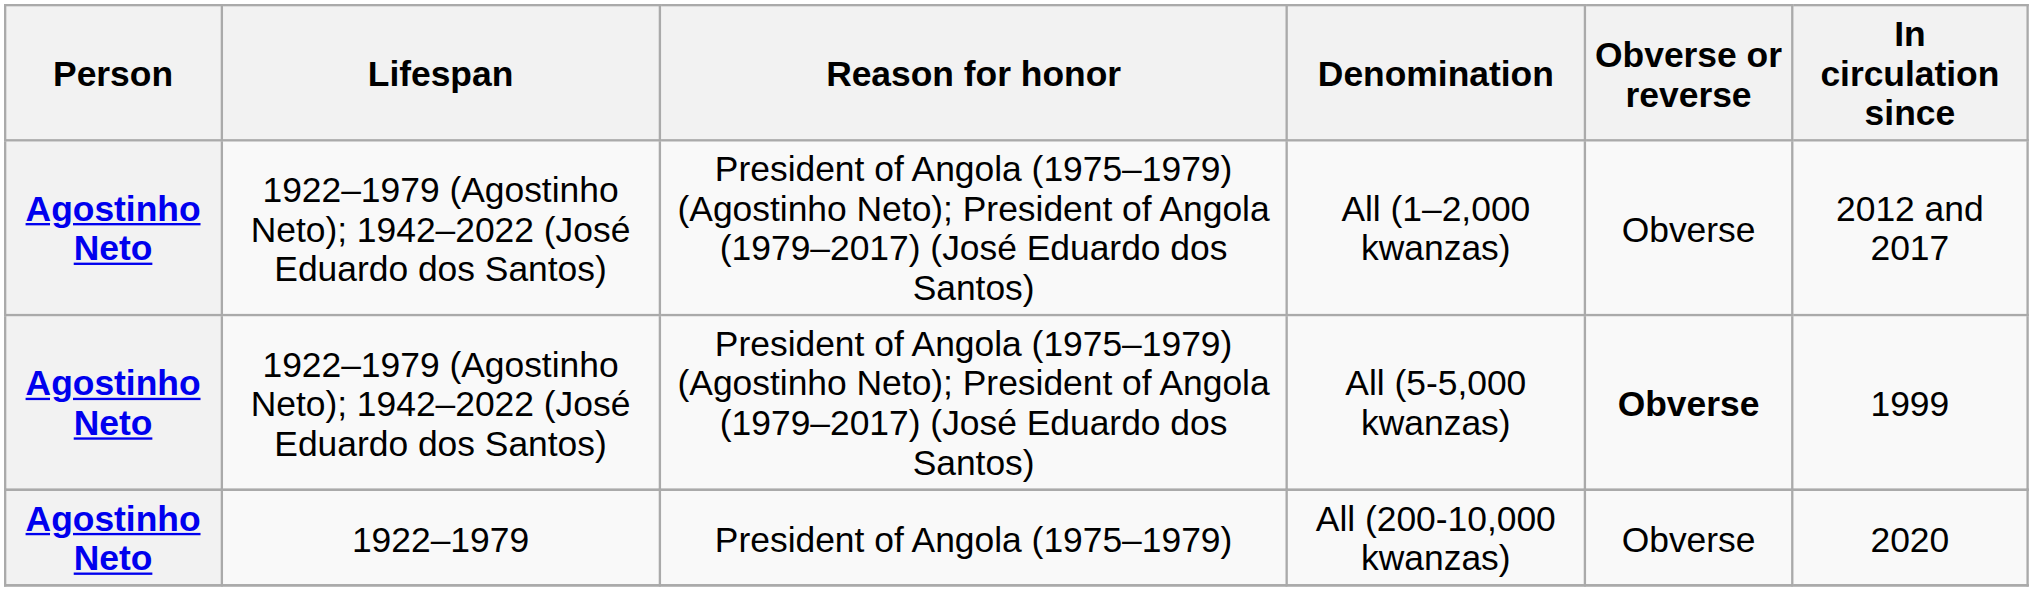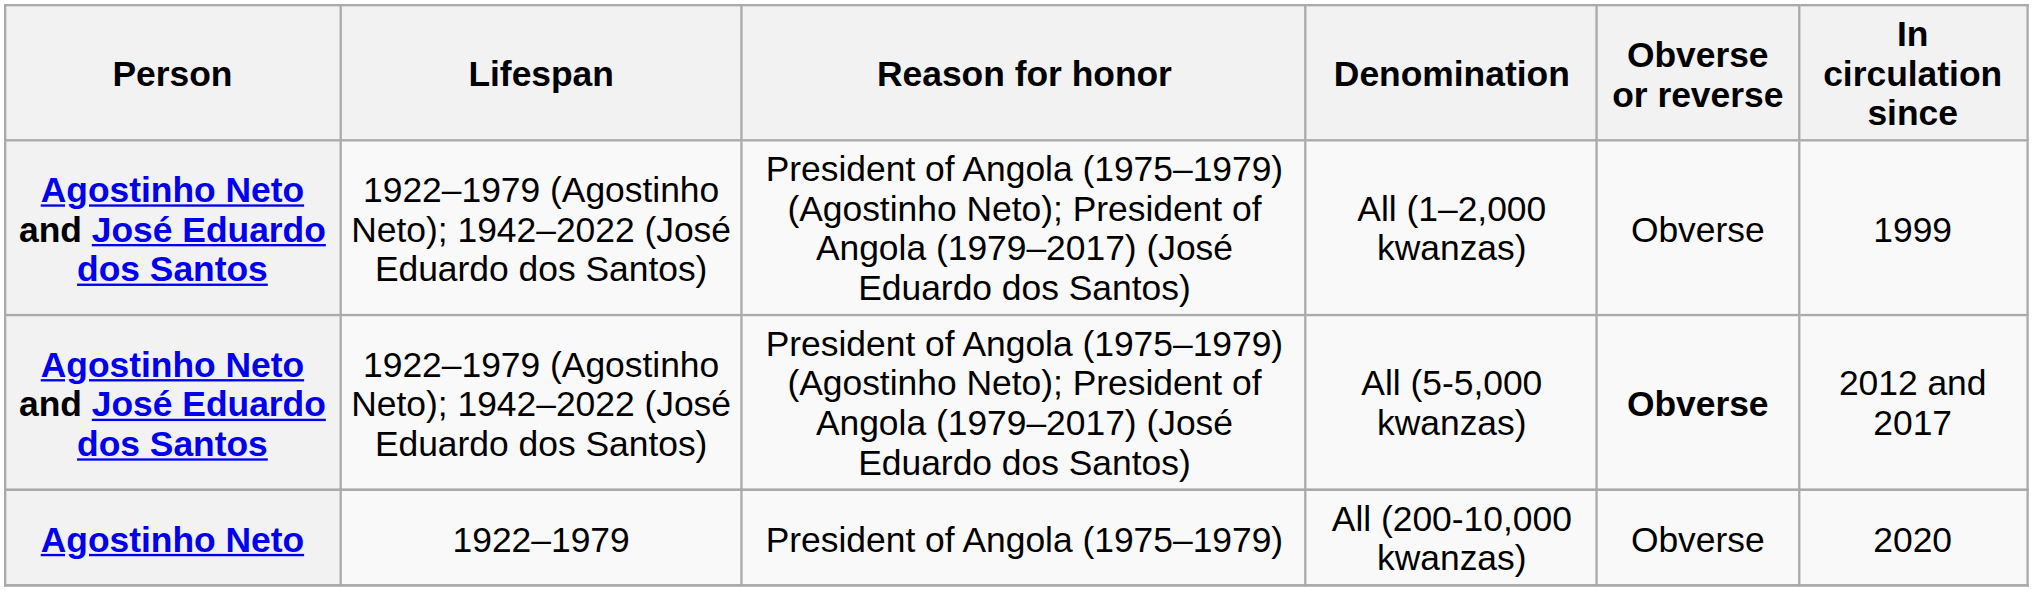(113, 228) Agostinho Neto -> (172, 228) Agostinho Neto and José Eduardo dos Santos
(1910, 228) 2012 and 2017 -> (1913, 228) 1999
(113, 403) Agostinho Neto -> (172, 403) Agostinho Neto and José Eduardo dos Santos
(1910, 403) 1999 -> (1913, 403) 2012 and 2017
